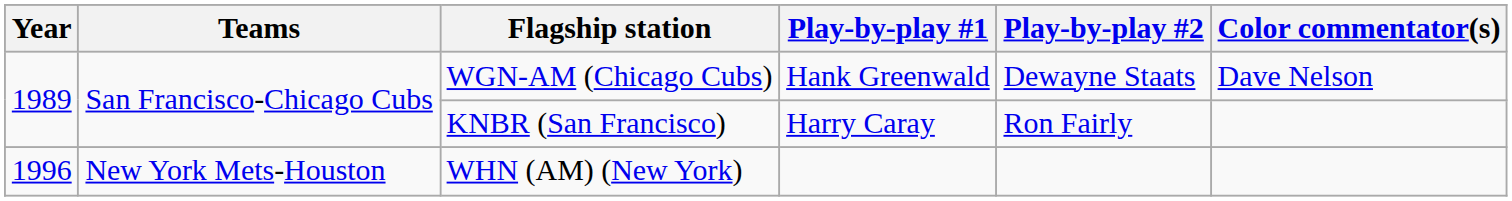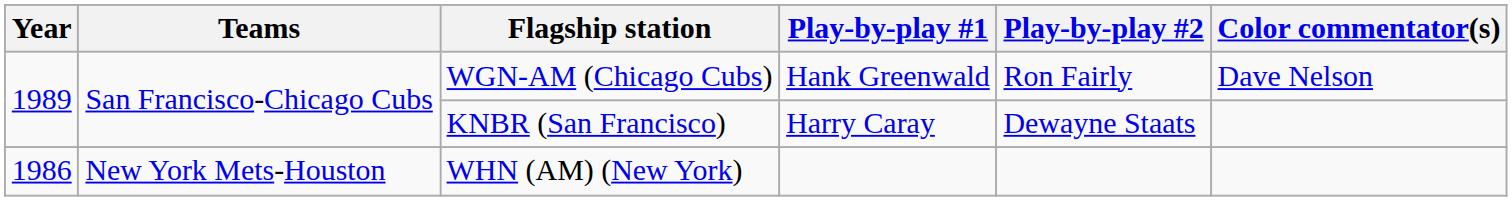(1099, 75) Dewayne Staats -> (1068, 75) Ron Fairly
(1068, 123) Ron Fairly -> (1099, 123) Dewayne Staats
(42, 170) 1996 -> (42, 170) 1986
